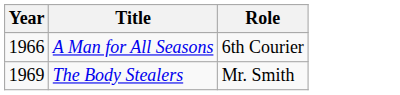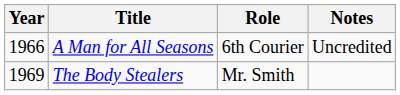+ column: (352, 18)
